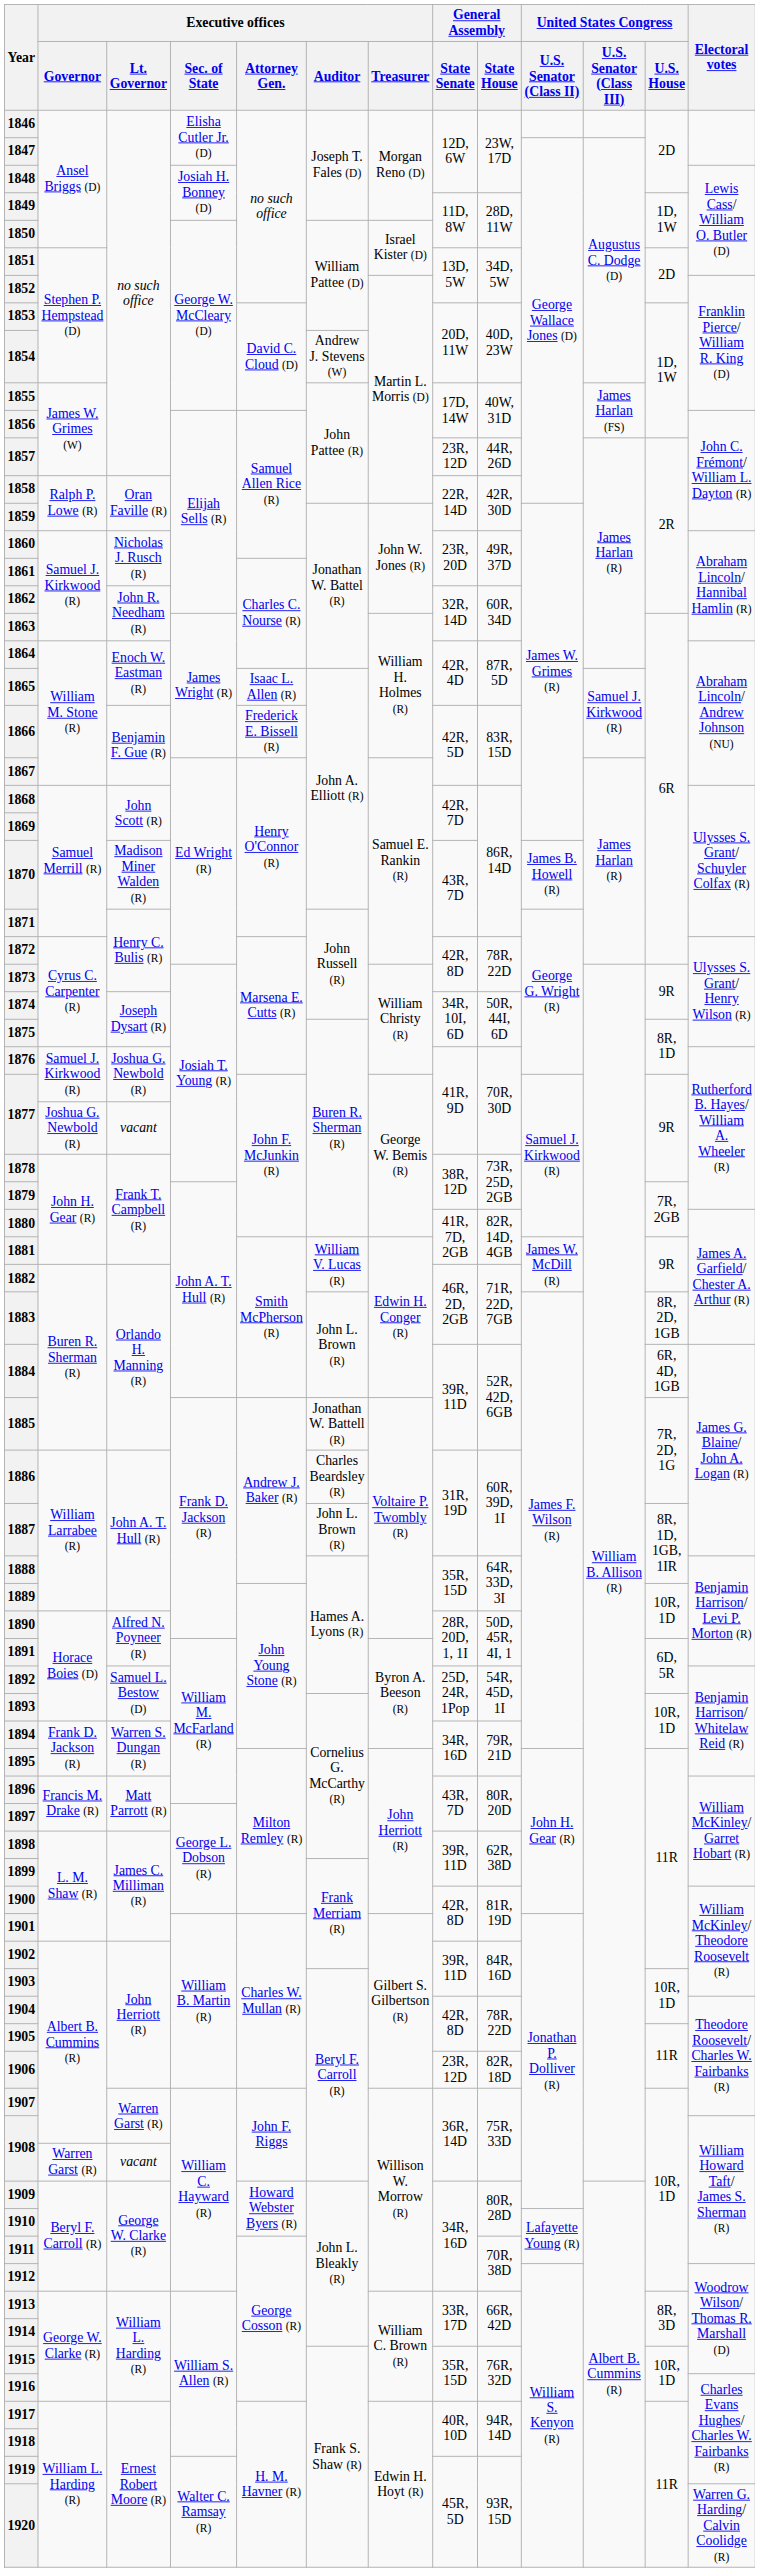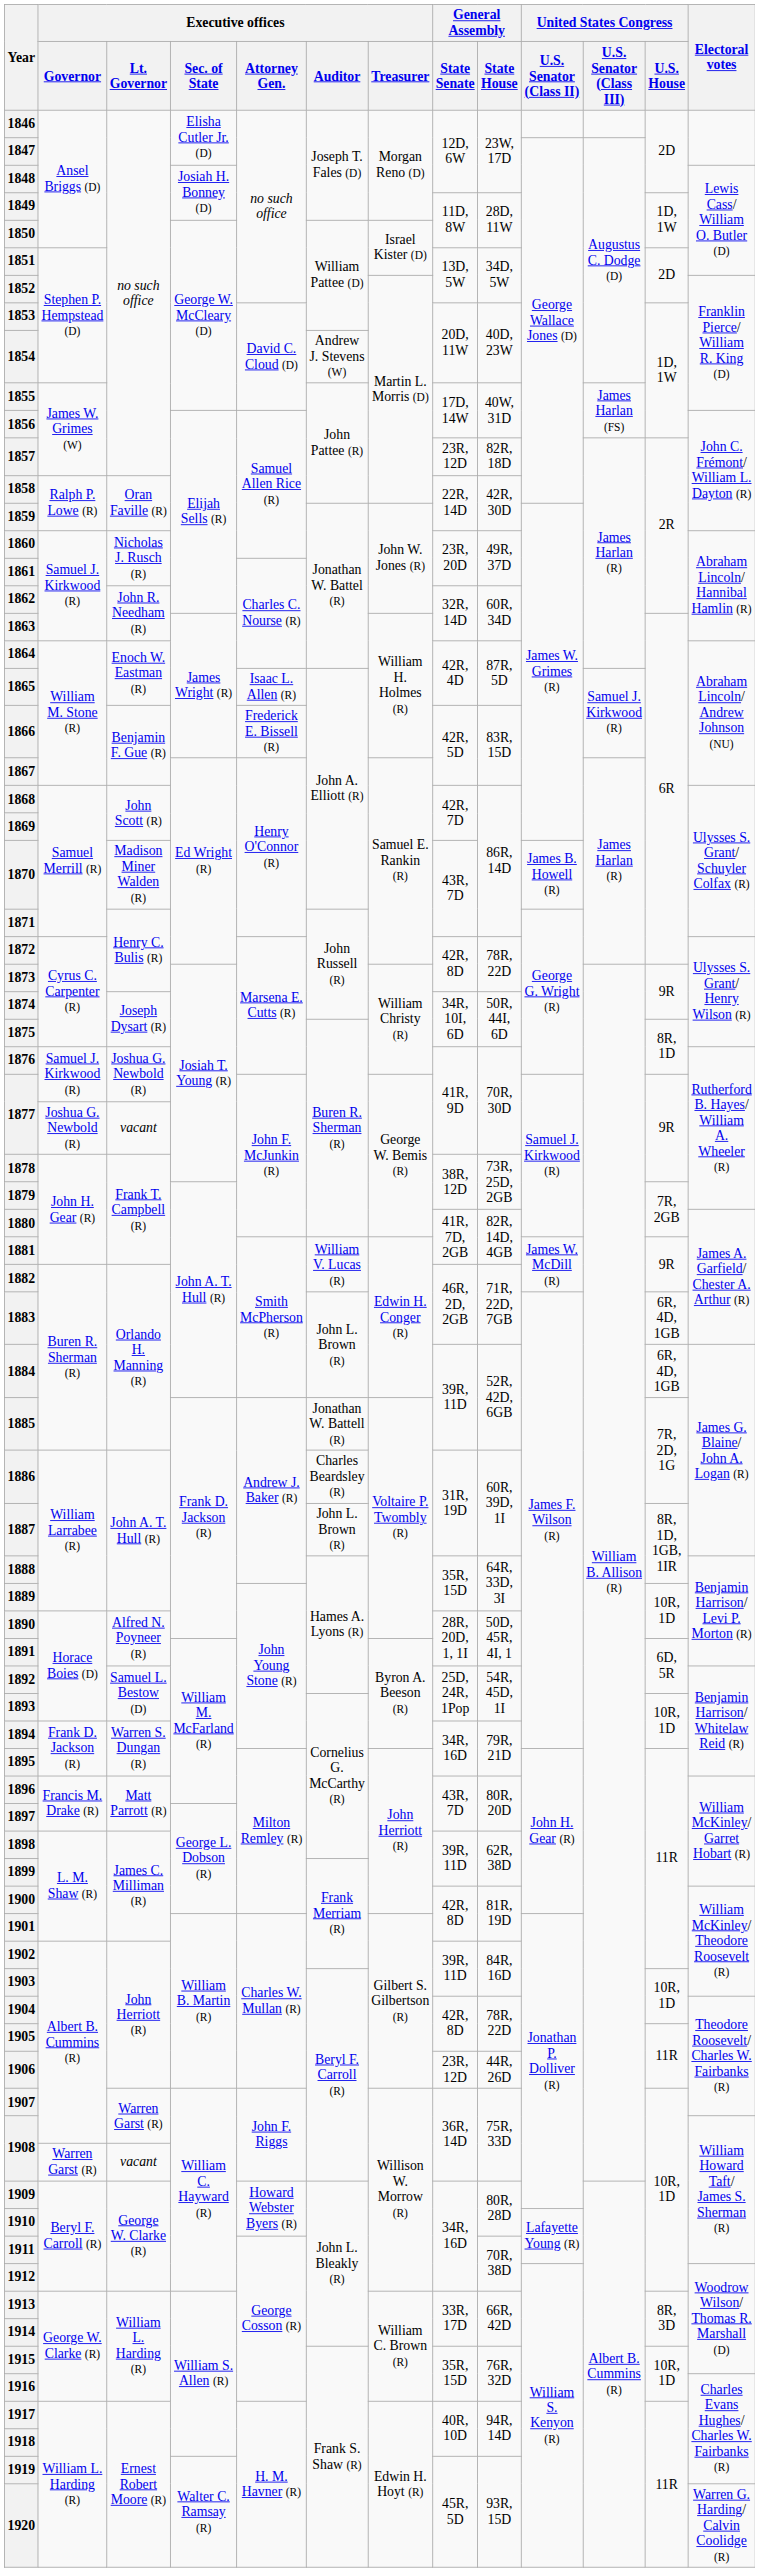(499, 456) 44R, 26D -> (499, 456) 82R, 18D
(667, 1318) 8R, 2D, 1GB -> (667, 1318) 6R, 4D, 1GB
(499, 2069) 82R, 18D -> (499, 2069) 44R, 26D
